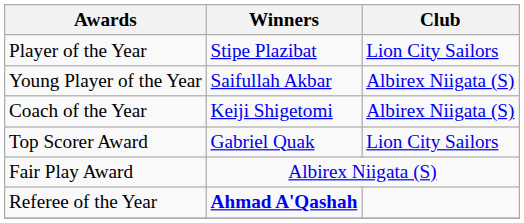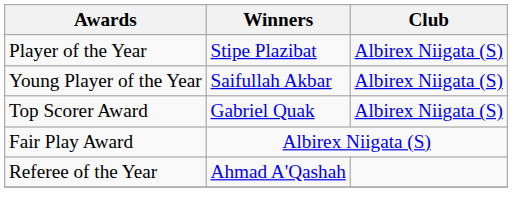(432, 50) Lion City Sailors -> (429, 50) Albirex Niigata (S)
- row: (78, 111)
(432, 141) Lion City Sailors -> (429, 111) Albirex Niigata (S)
(284, 202) bold -> (278, 171) normal
